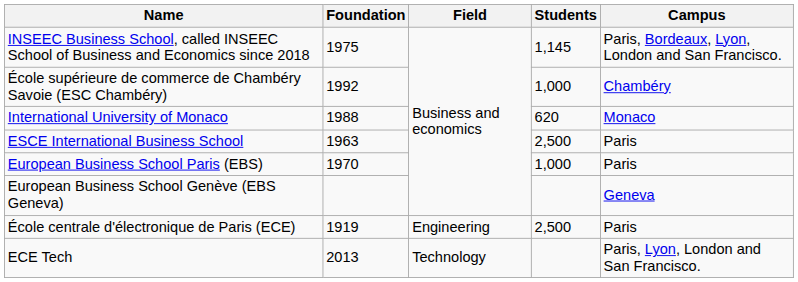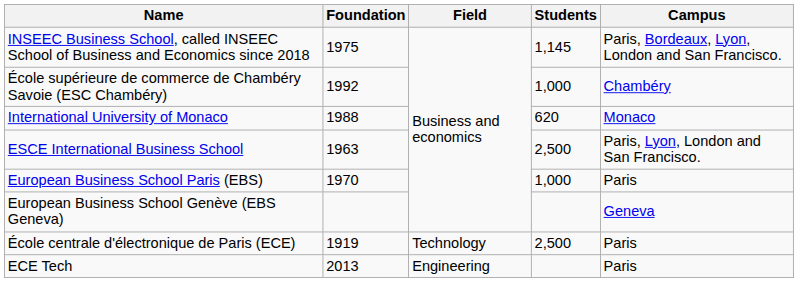(620, 141) Paris -> (682, 149) Paris, Lyon, London and San Francisco.
(451, 226) Engineering -> (449, 243) Technology
(449, 258) Technology -> (451, 266) Engineering
(682, 258) Paris, Lyon, London and San Francisco. -> (620, 266) Paris
